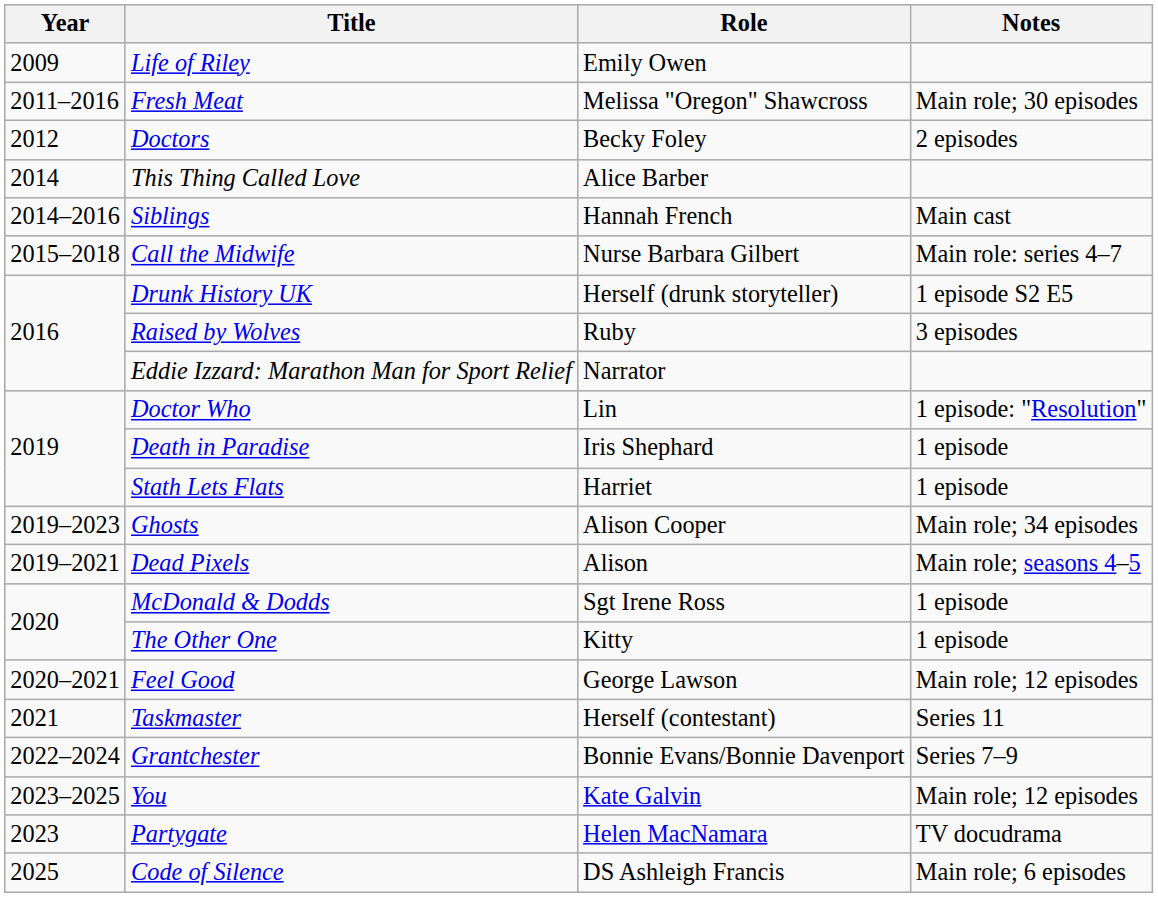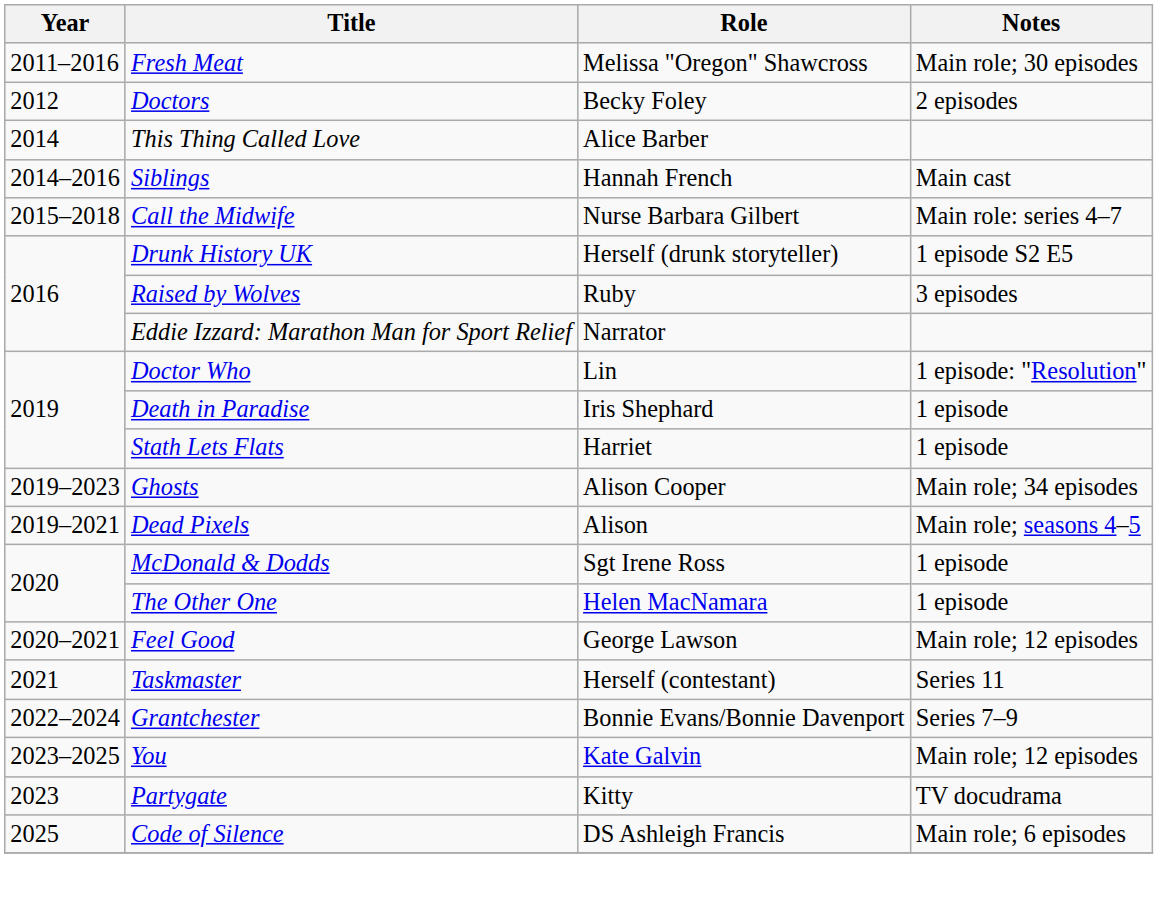- row: (190, 62)
(608, 640) Kitty -> (675, 602) Helen MacNamara
(675, 833) Helen MacNamara -> (608, 795) Kitty
